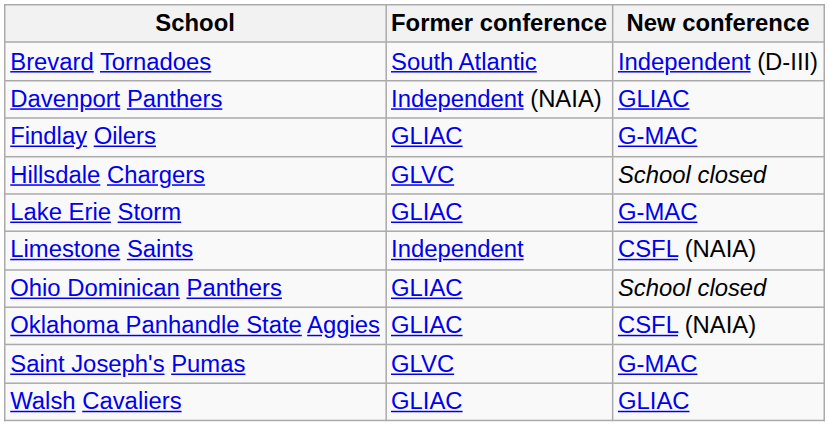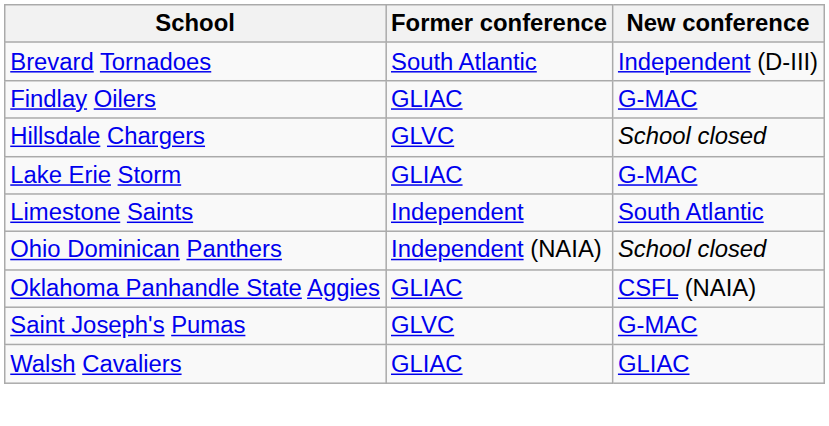- row: (116, 99)
(687, 250) CSFL (NAIA) -> (691, 212) South Atlantic
(427, 288) GLIAC -> (496, 250) Independent (NAIA)
